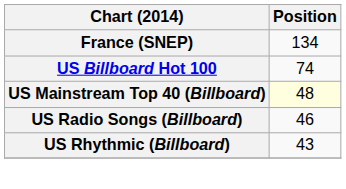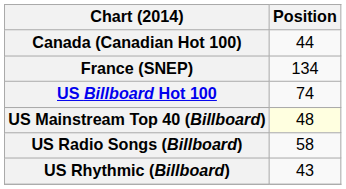+ row: (137, 42)
(305, 119) 46 -> (305, 145) 58
